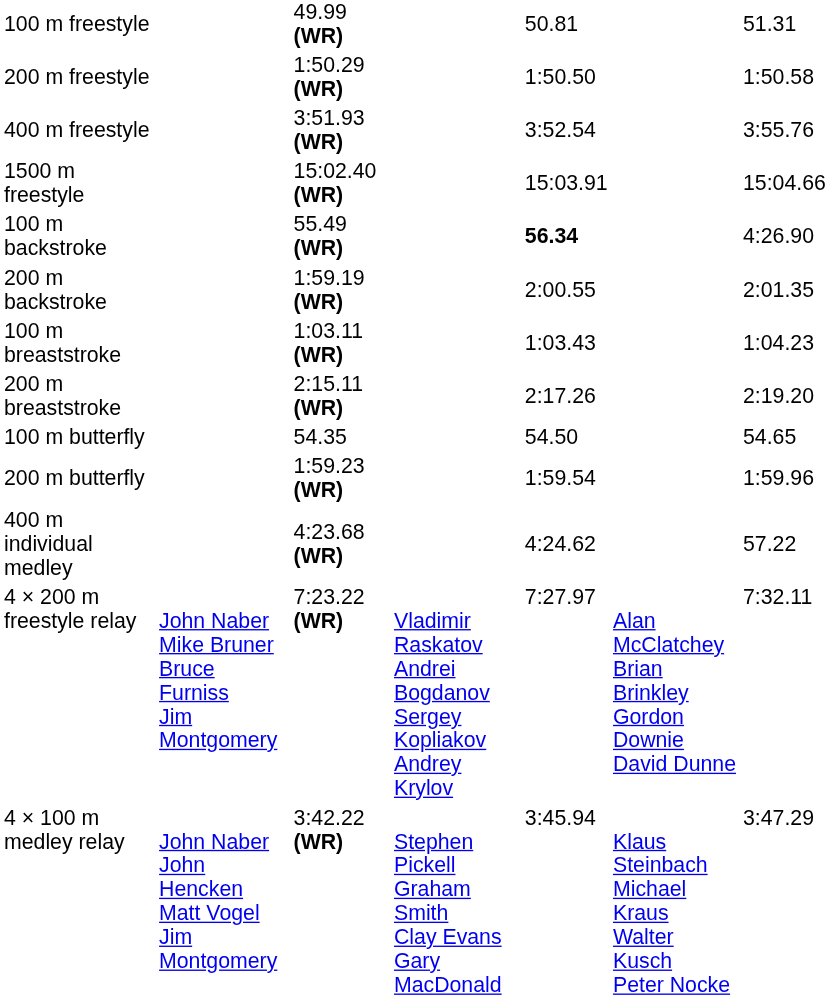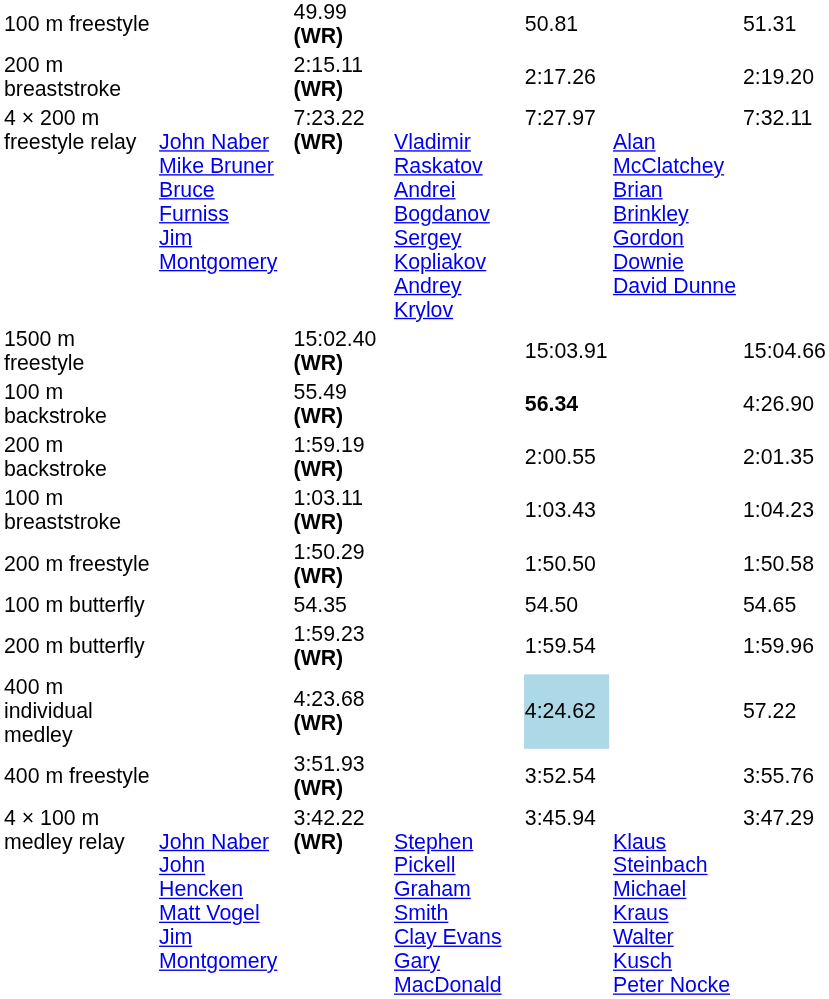rows swapped: (77, 76) <-> (63, 396)
rows swapped: (77, 130) <-> (70, 608)
(560, 543) no background -> (560, 711) lightblue background
